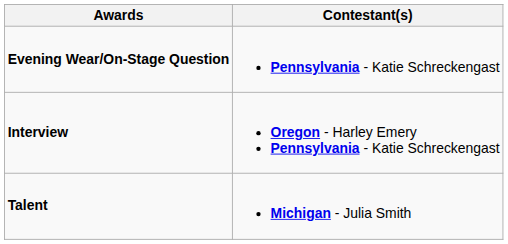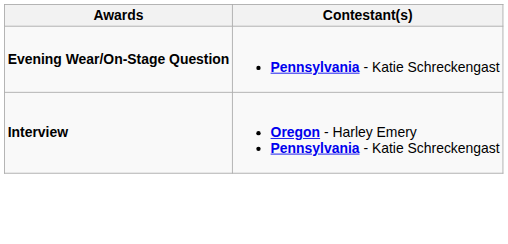- row: (28, 206)
